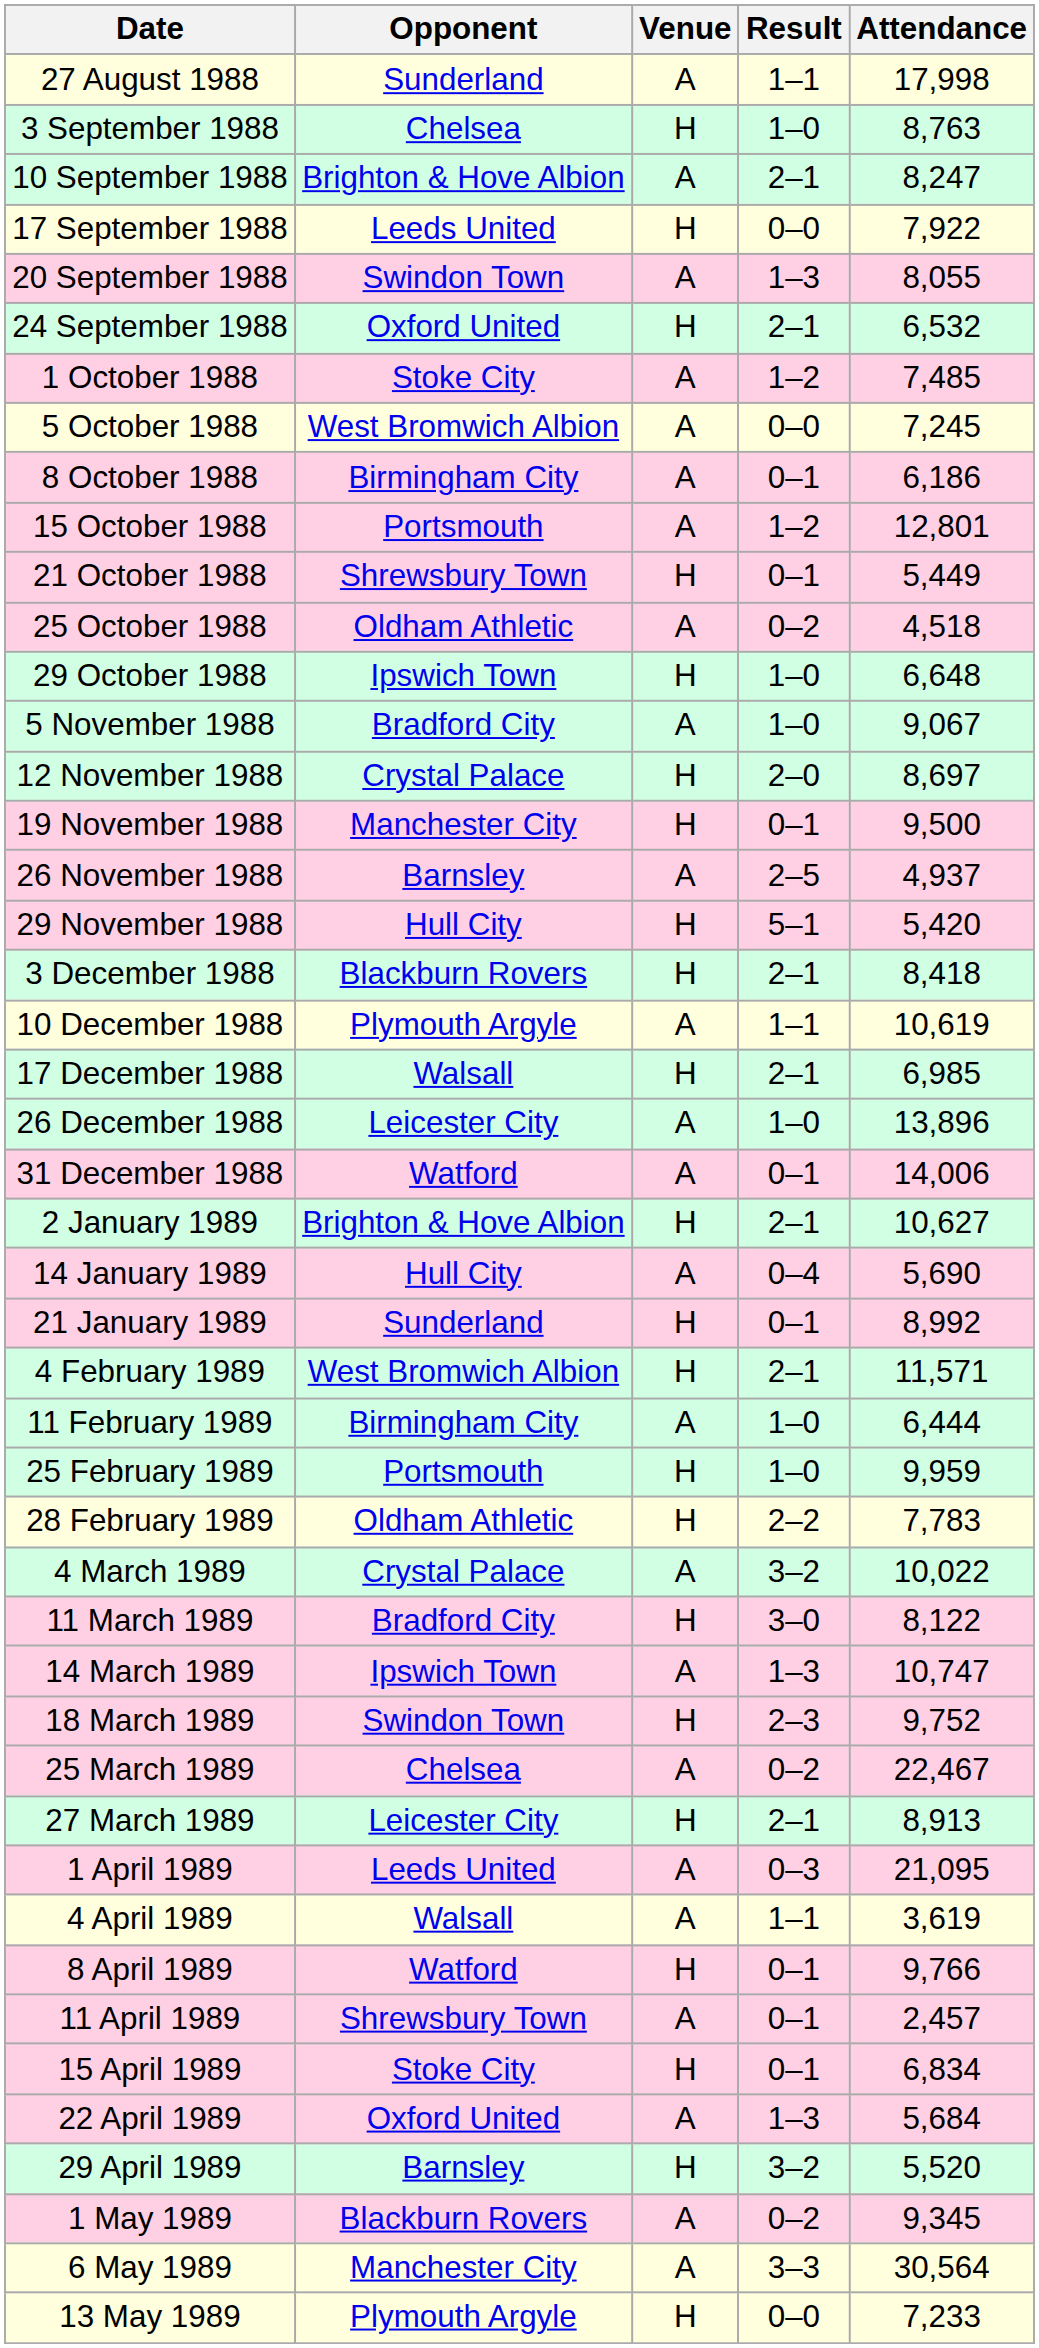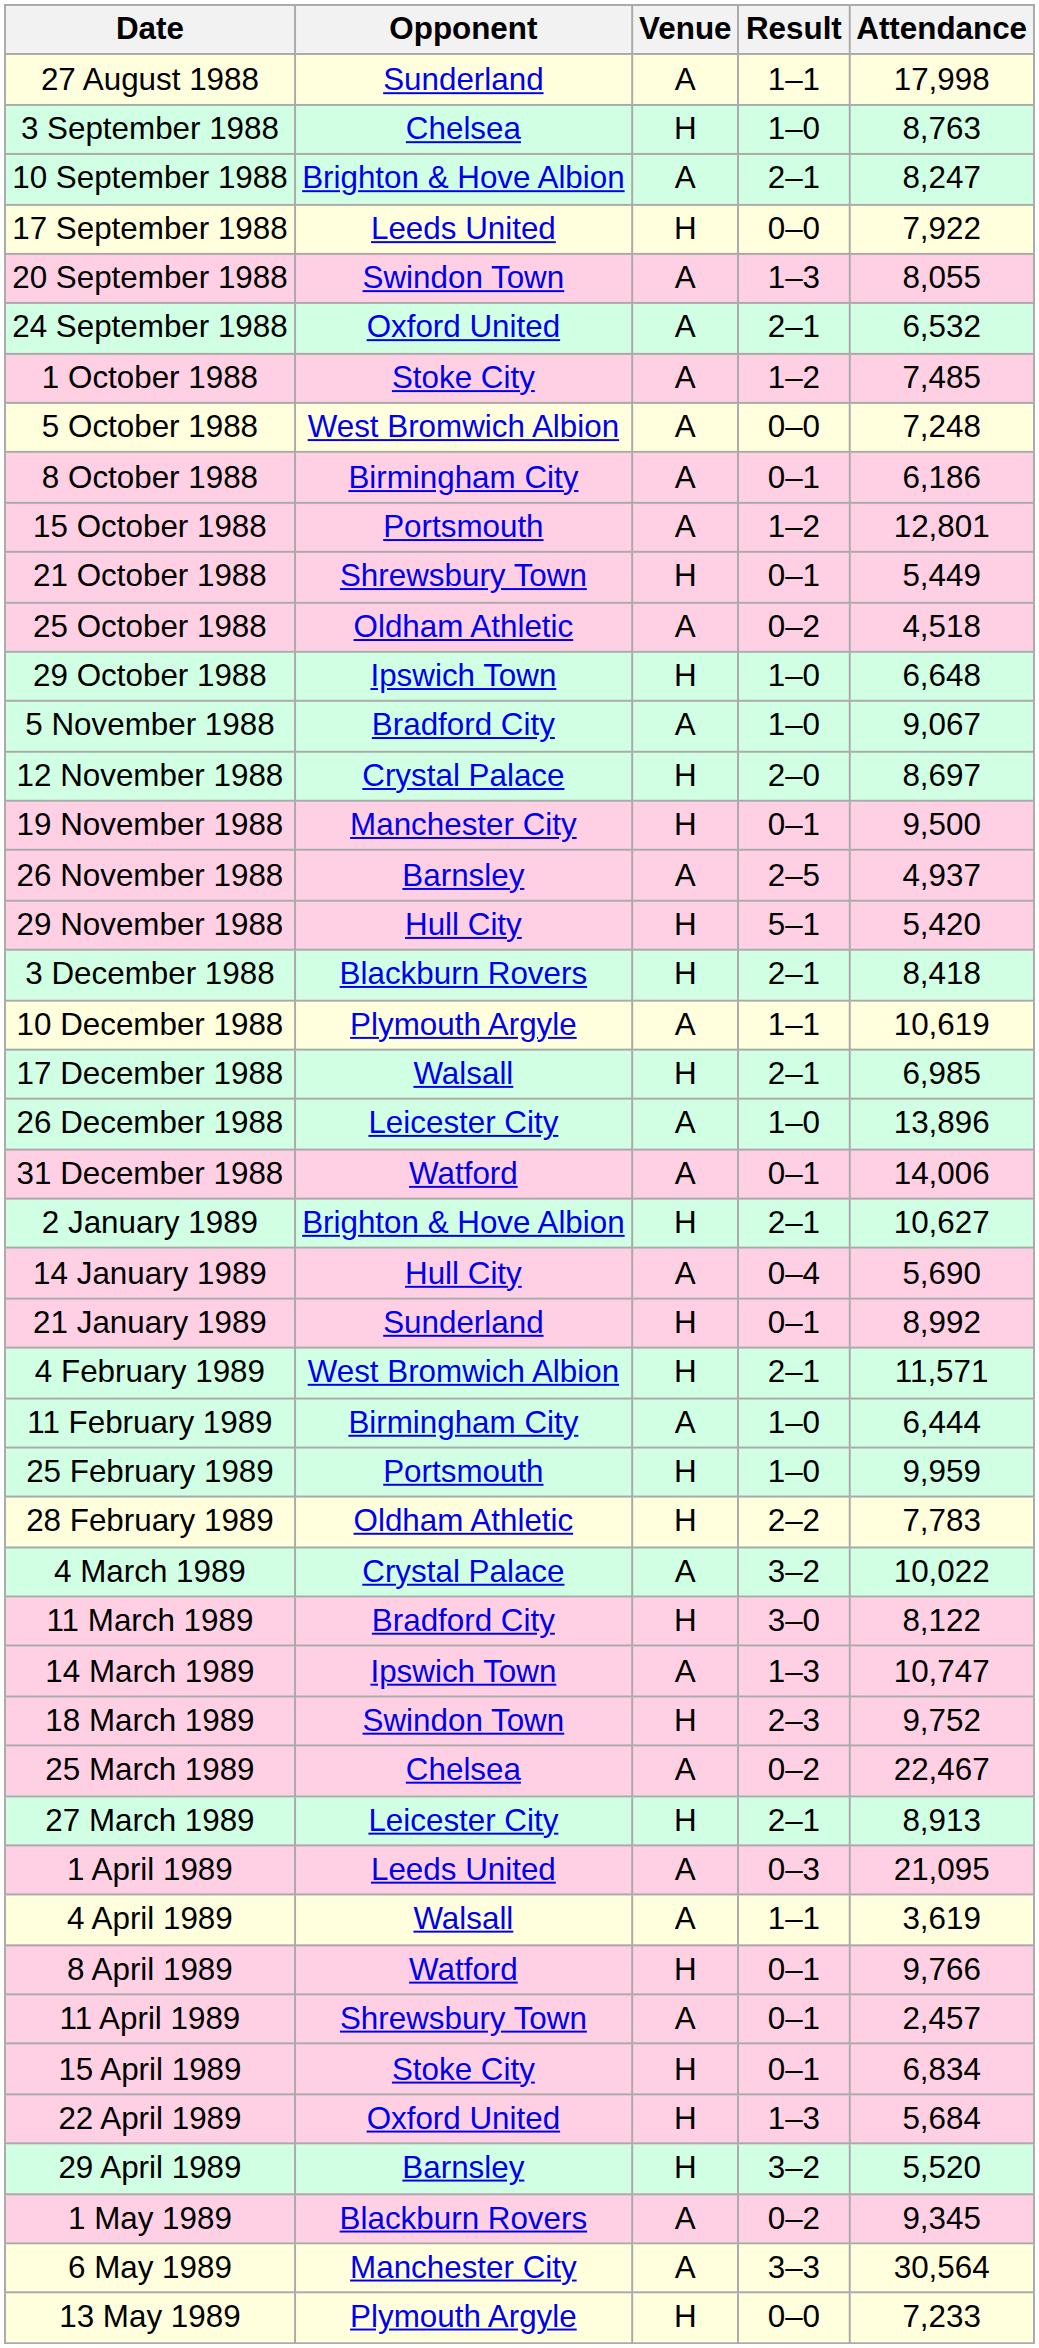(685, 327) H -> (685, 327) A
(942, 427) 7,245 -> (942, 427) 7,248
(685, 2118) A -> (685, 2118) H
